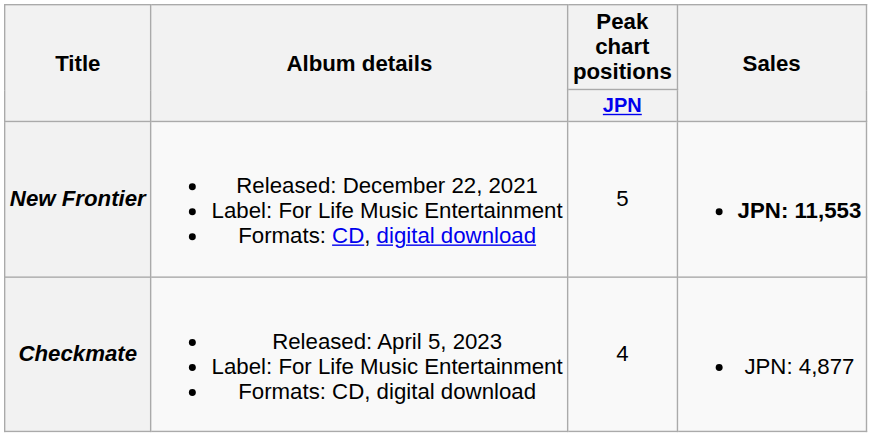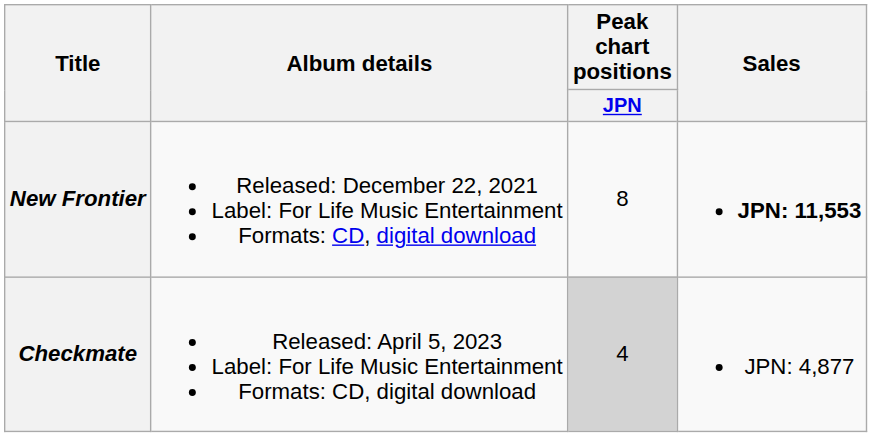(622, 198) 5 -> (622, 198) 8
(622, 353) no background -> (622, 353) lightgrey background
